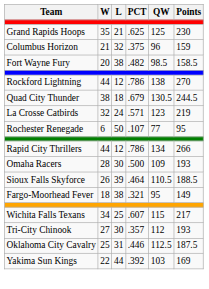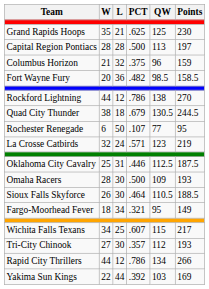+ row: (52, 47)
(119, 63) 38 -> (120, 78) 36
rows swapped: (42, 114) <-> (45, 129)
rows swapped: (44, 149) <-> (51, 246)
(119, 180) 39 -> (120, 195) 30
(119, 195) 38 -> (120, 211) 34
